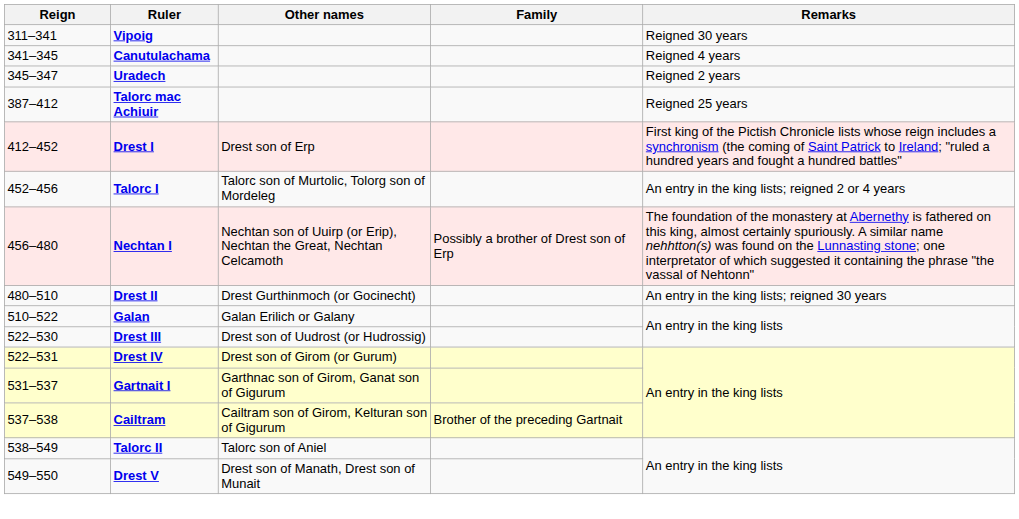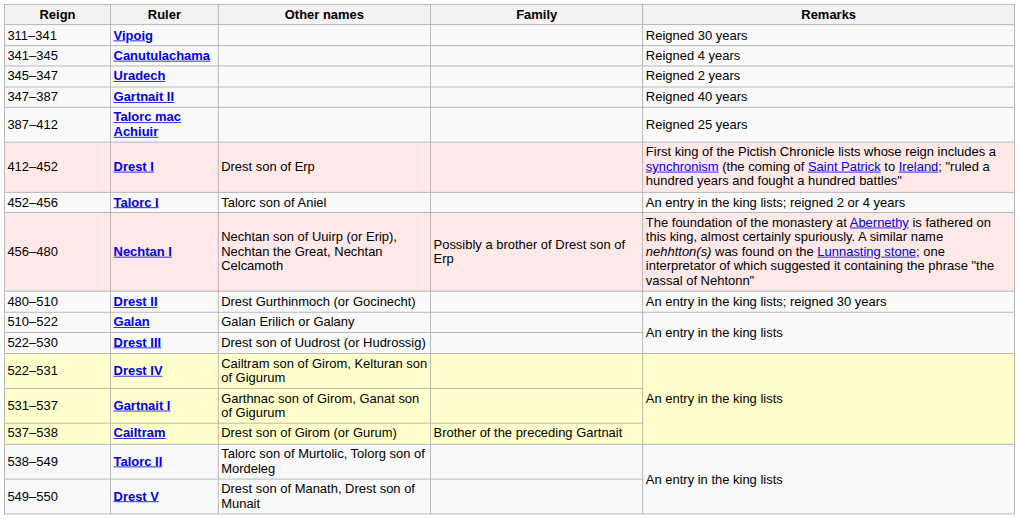+ row: (144, 96)
(323, 189) Talorc son of Murtolic, Tolorg son of Mordeleg -> (274, 202) Talorc son of Aniel
(309, 357) Drest son of Girom (or Gurum) -> (324, 370) Cailtram son of Girom, Kelturan son of Gigurum
(324, 420) Cailtram son of Girom, Kelturan son of Gigurum -> (309, 433) Drest son of Girom (or Gurum)
(274, 448) Talorc son of Aniel -> (323, 461) Talorc son of Murtolic, Tolorg son of Mordeleg
